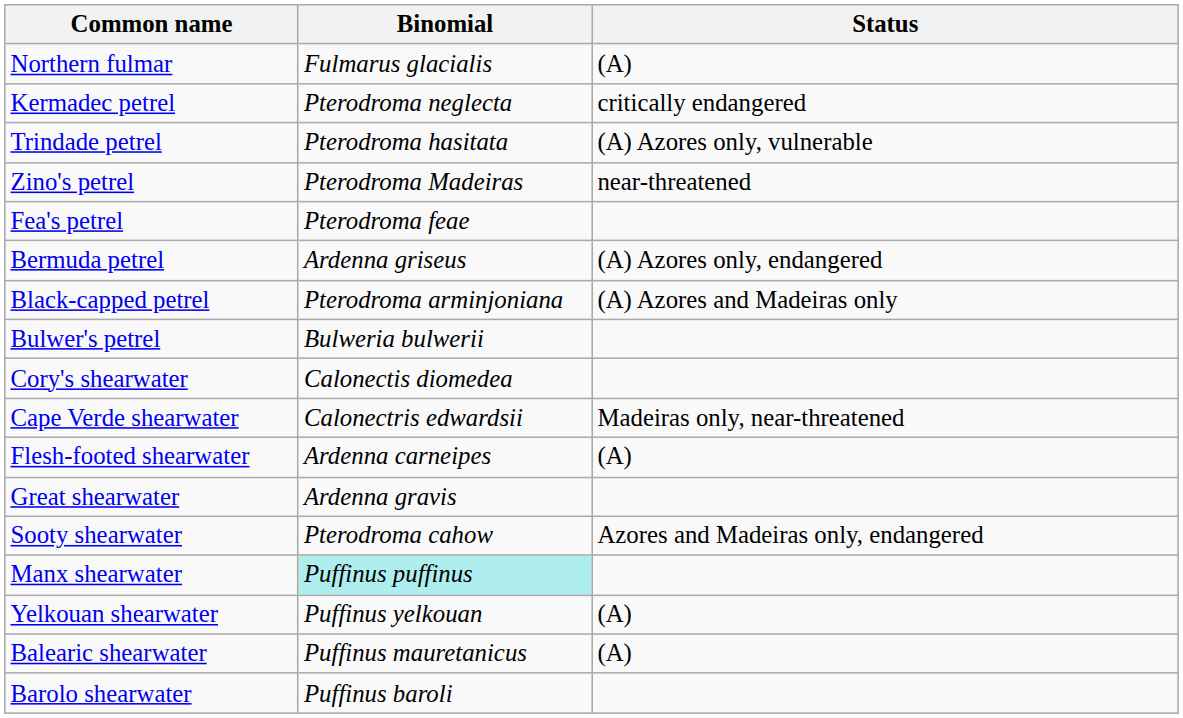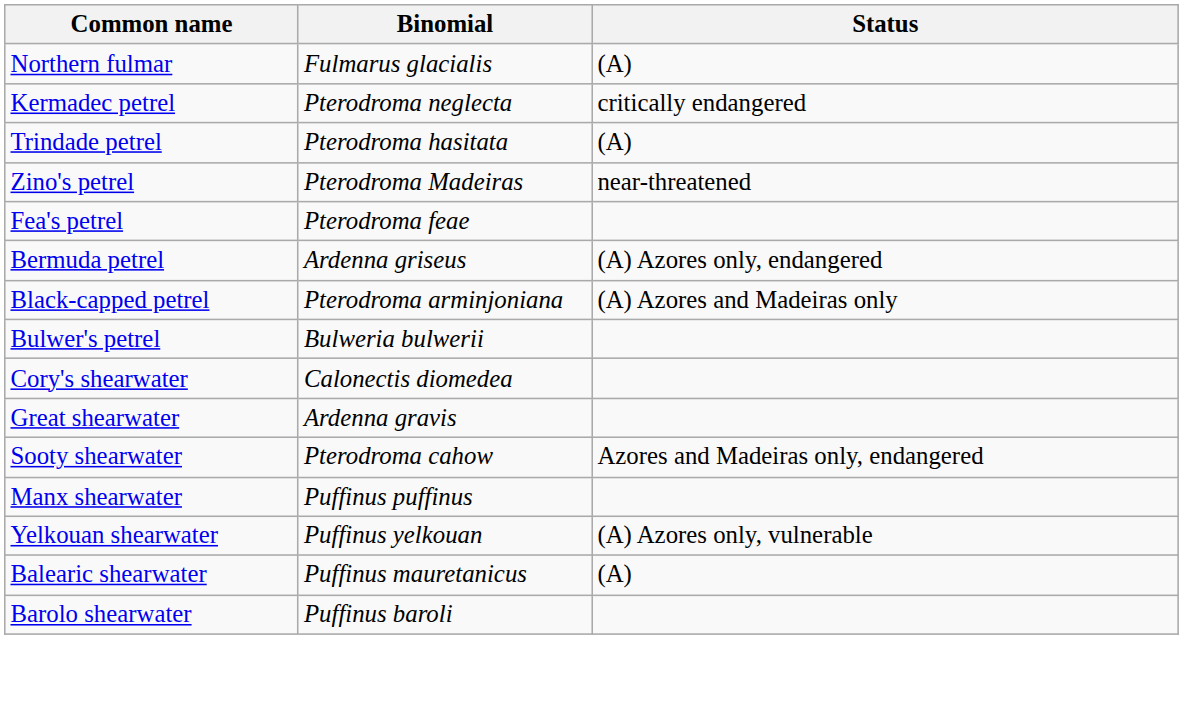(735, 142) (A) Azores only, vulnerable -> (615, 142) (A)
- row: (125, 417)
- row: (130, 456)
(388, 574) paleturquoise background -> (388, 496) no background
(615, 614) (A) -> (735, 535) (A) Azores only, vulnerable
